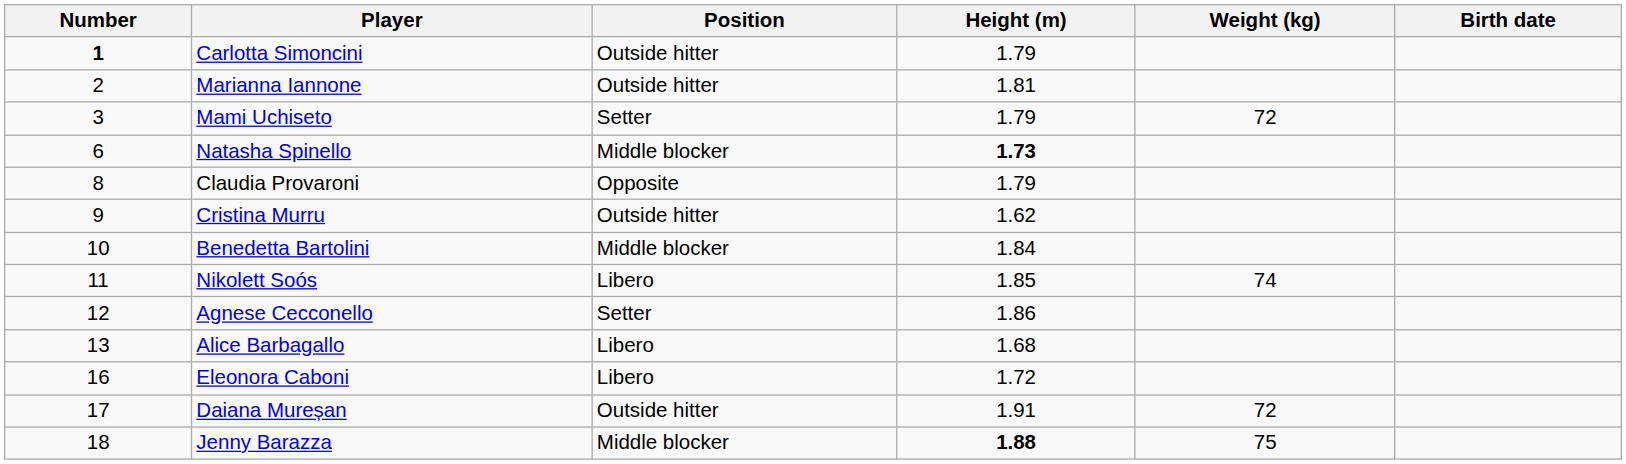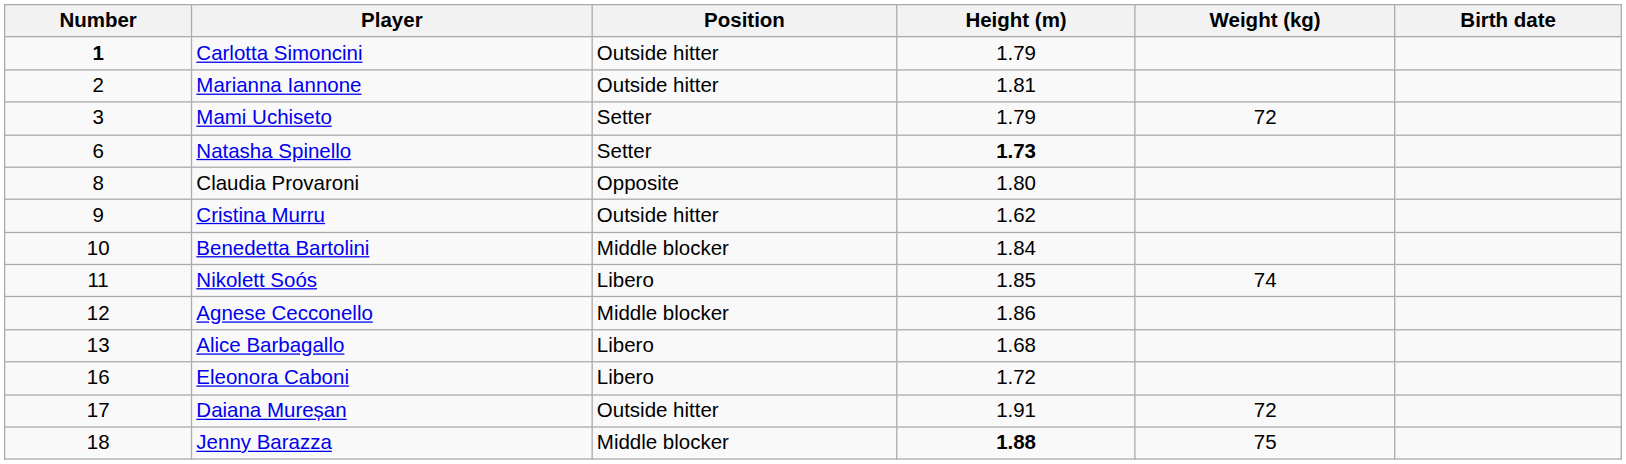(663, 150) Middle blocker -> (624, 150) Setter
(1016, 183) 1.79 -> (1016, 183) 1.80
(624, 313) Setter -> (663, 313) Middle blocker
